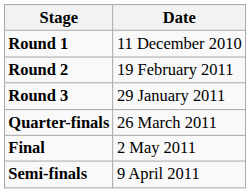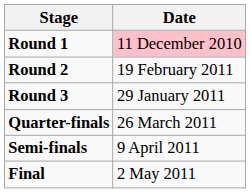(179, 43) no background -> (179, 43) pink background
rows swapped: (48, 174) <-> (27, 148)
